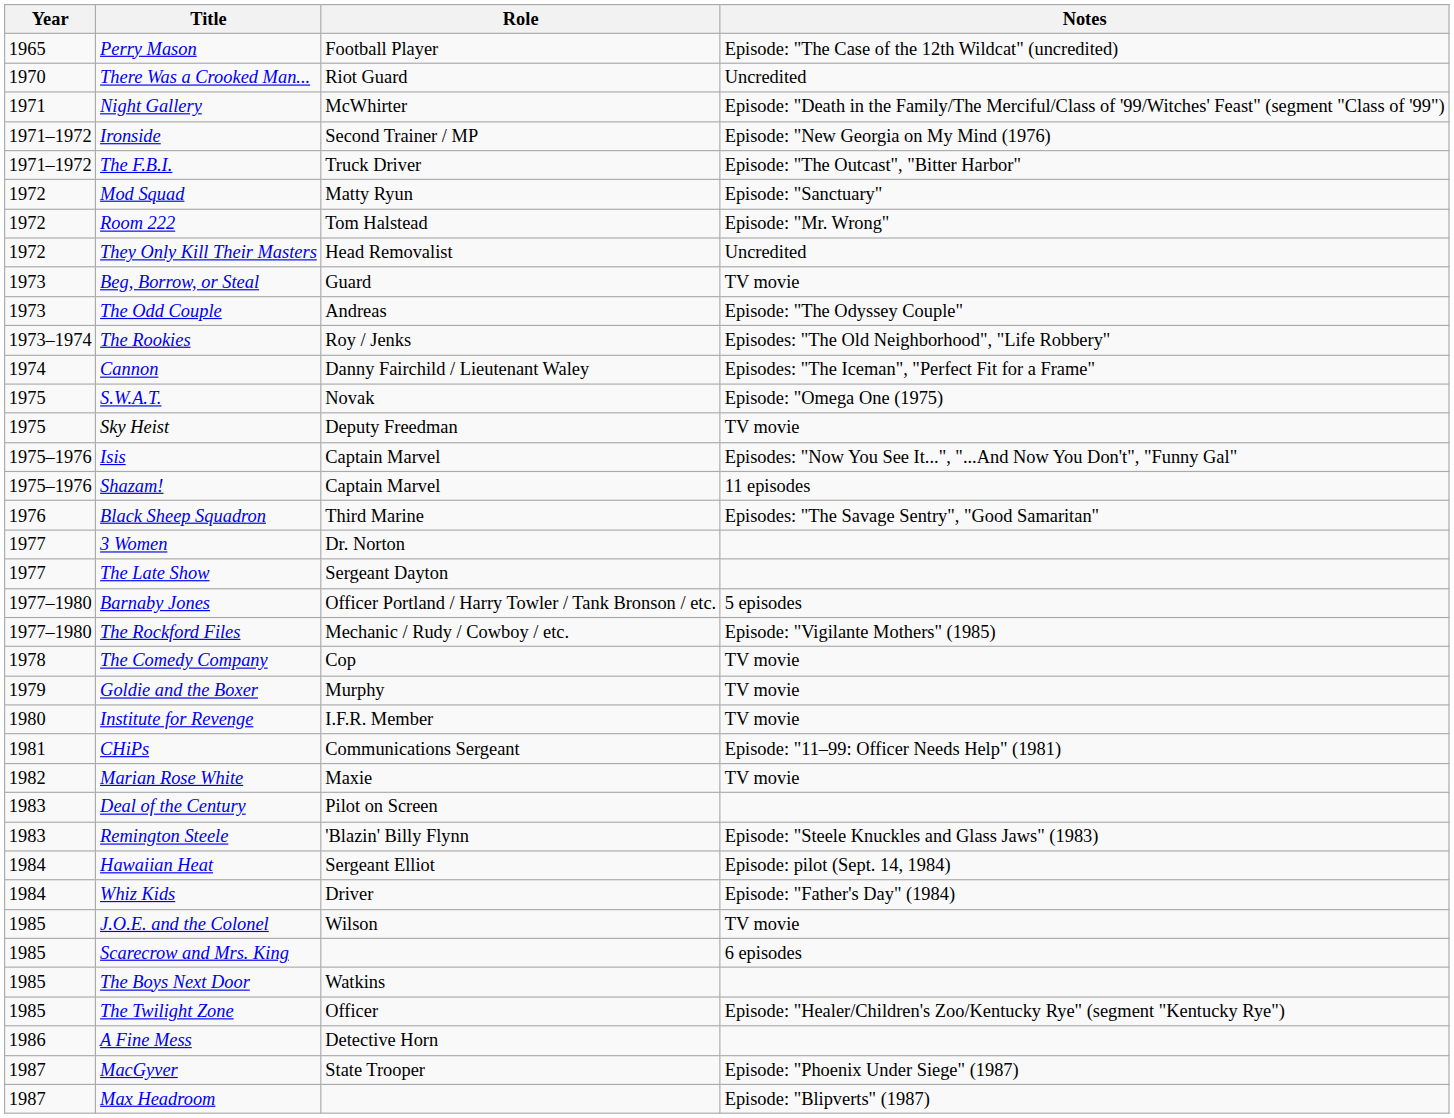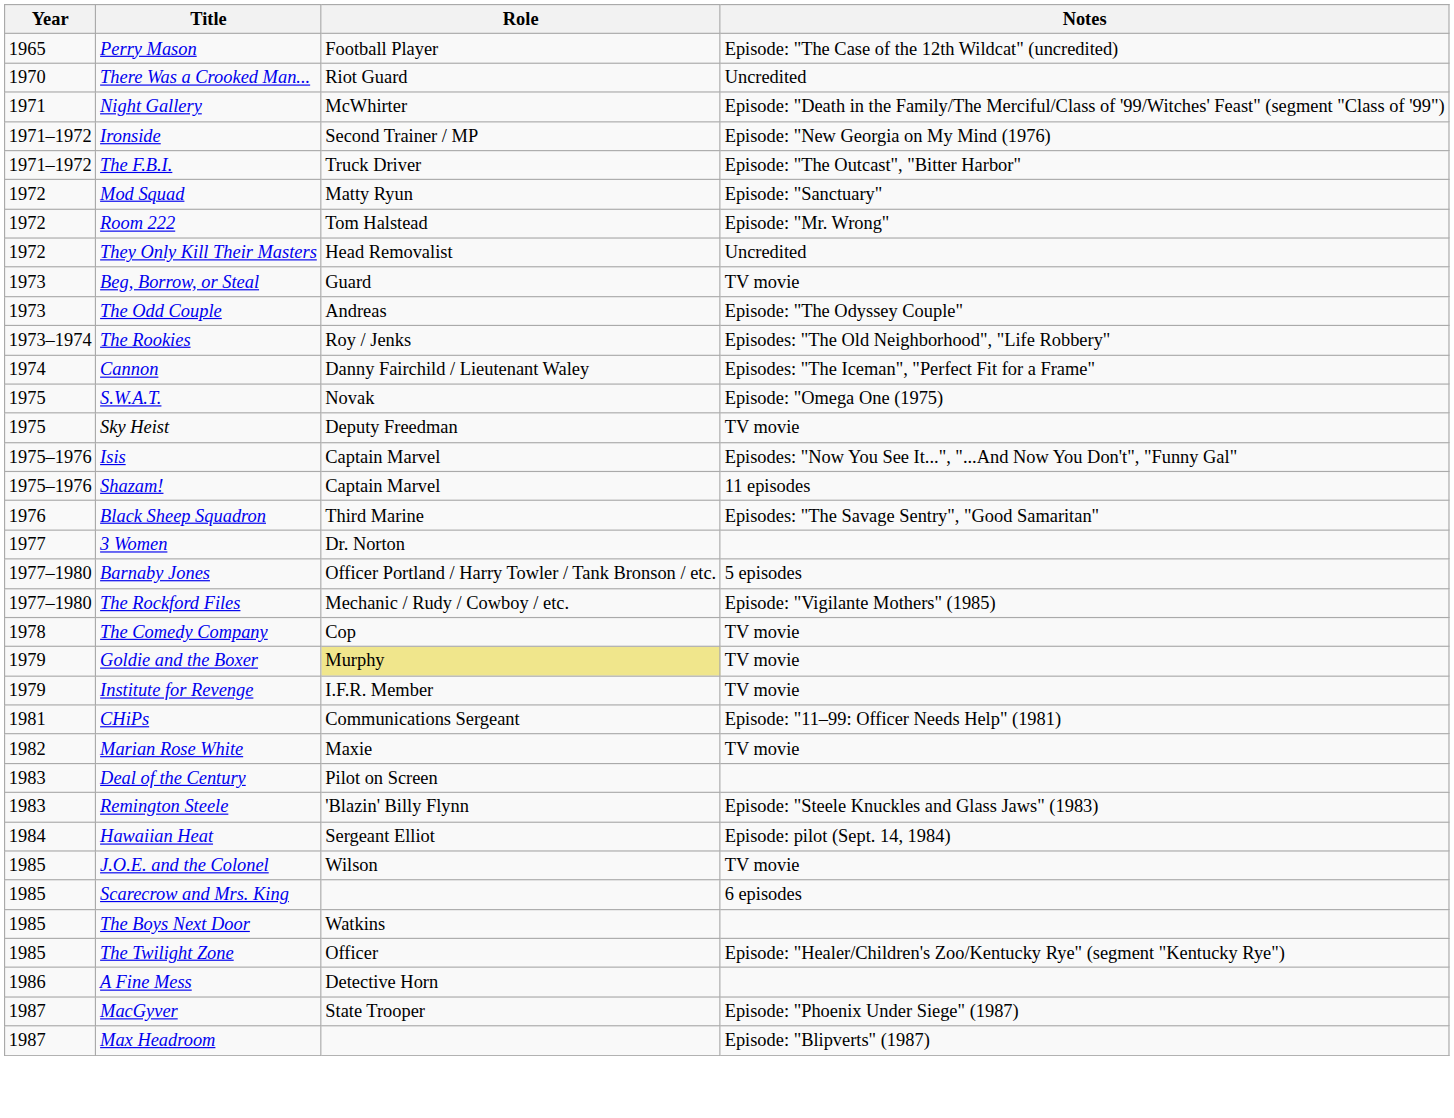- row: (155, 573)
(355, 690) no background -> (355, 661) khaki background
(27, 719) 1980 -> (27, 690) 1979
- row: (138, 894)
